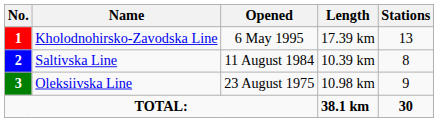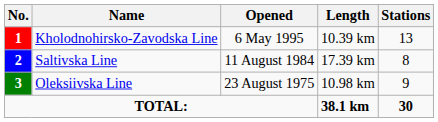(348, 38) 17.39 km -> (348, 38) 10.39 km
(348, 60) 10.39 km -> (348, 60) 17.39 km
